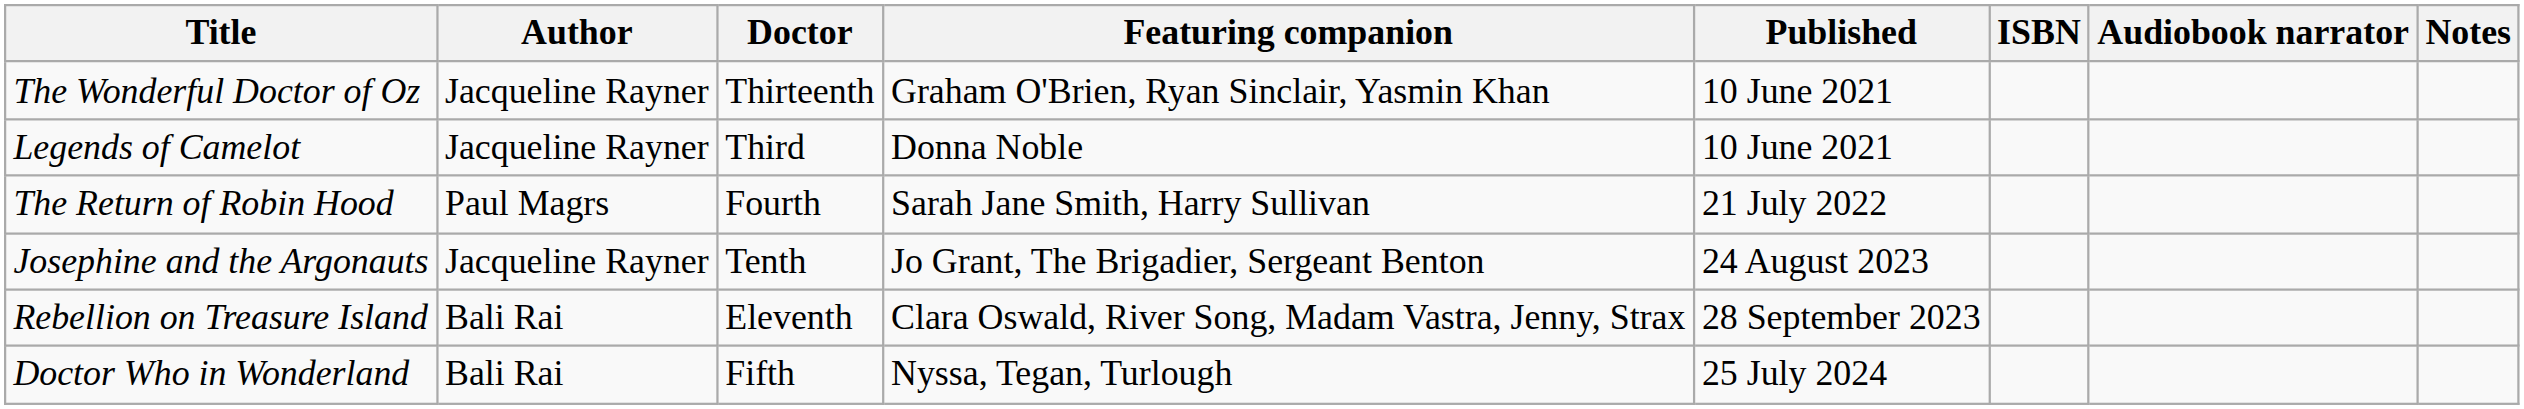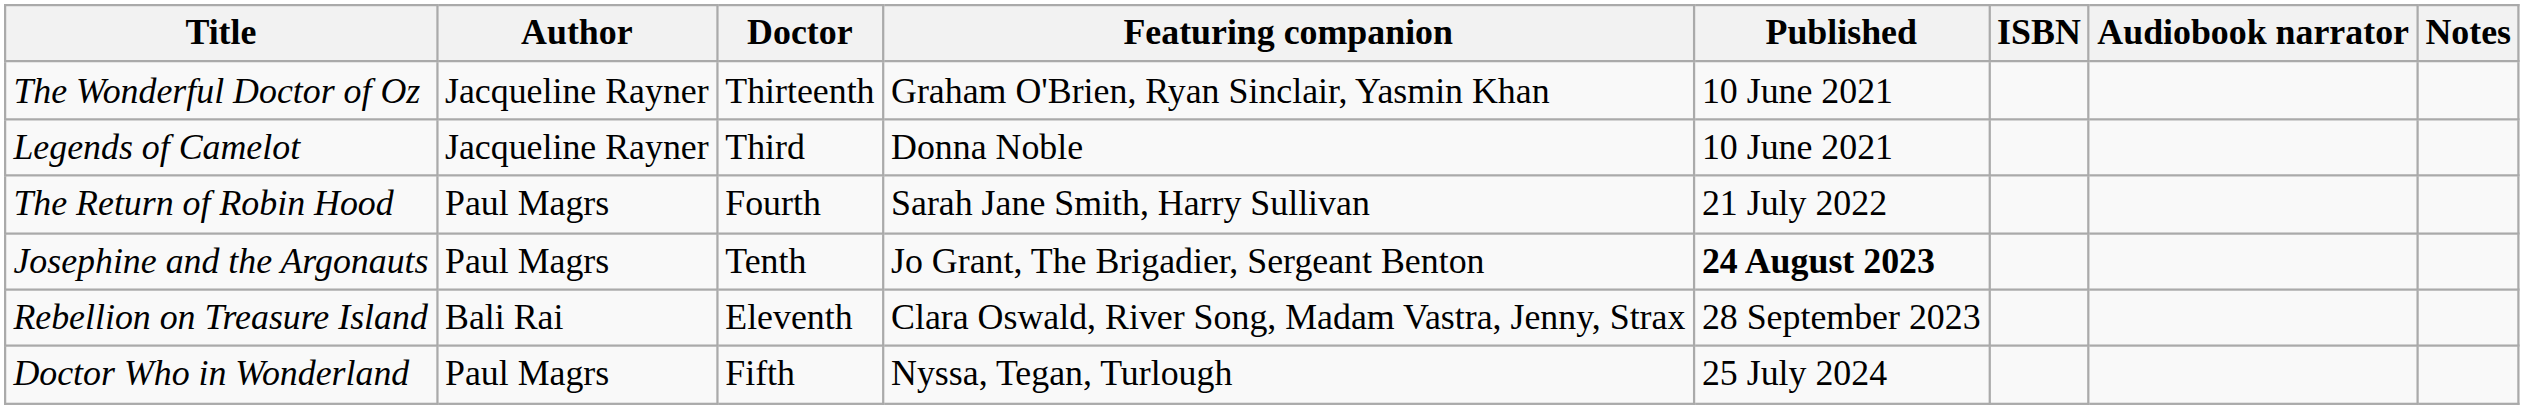(577, 260) Jacqueline Rayner -> (527, 260) Paul Magrs
(1815, 260) normal -> (1818, 260) bold
(504, 373) Bali Rai -> (527, 373) Paul Magrs
